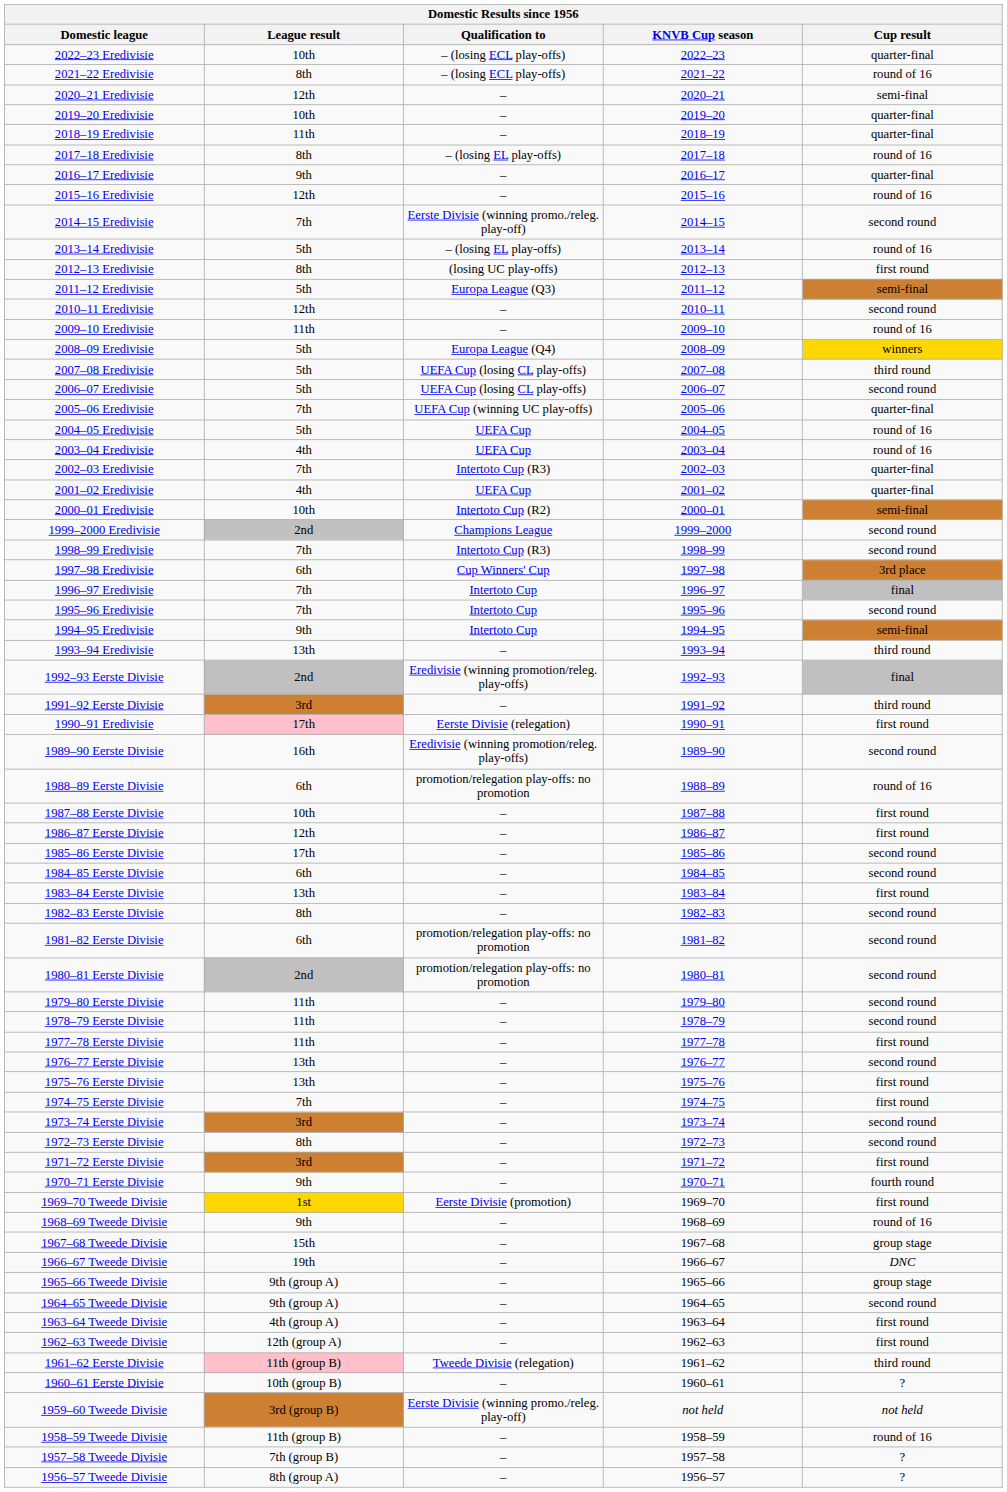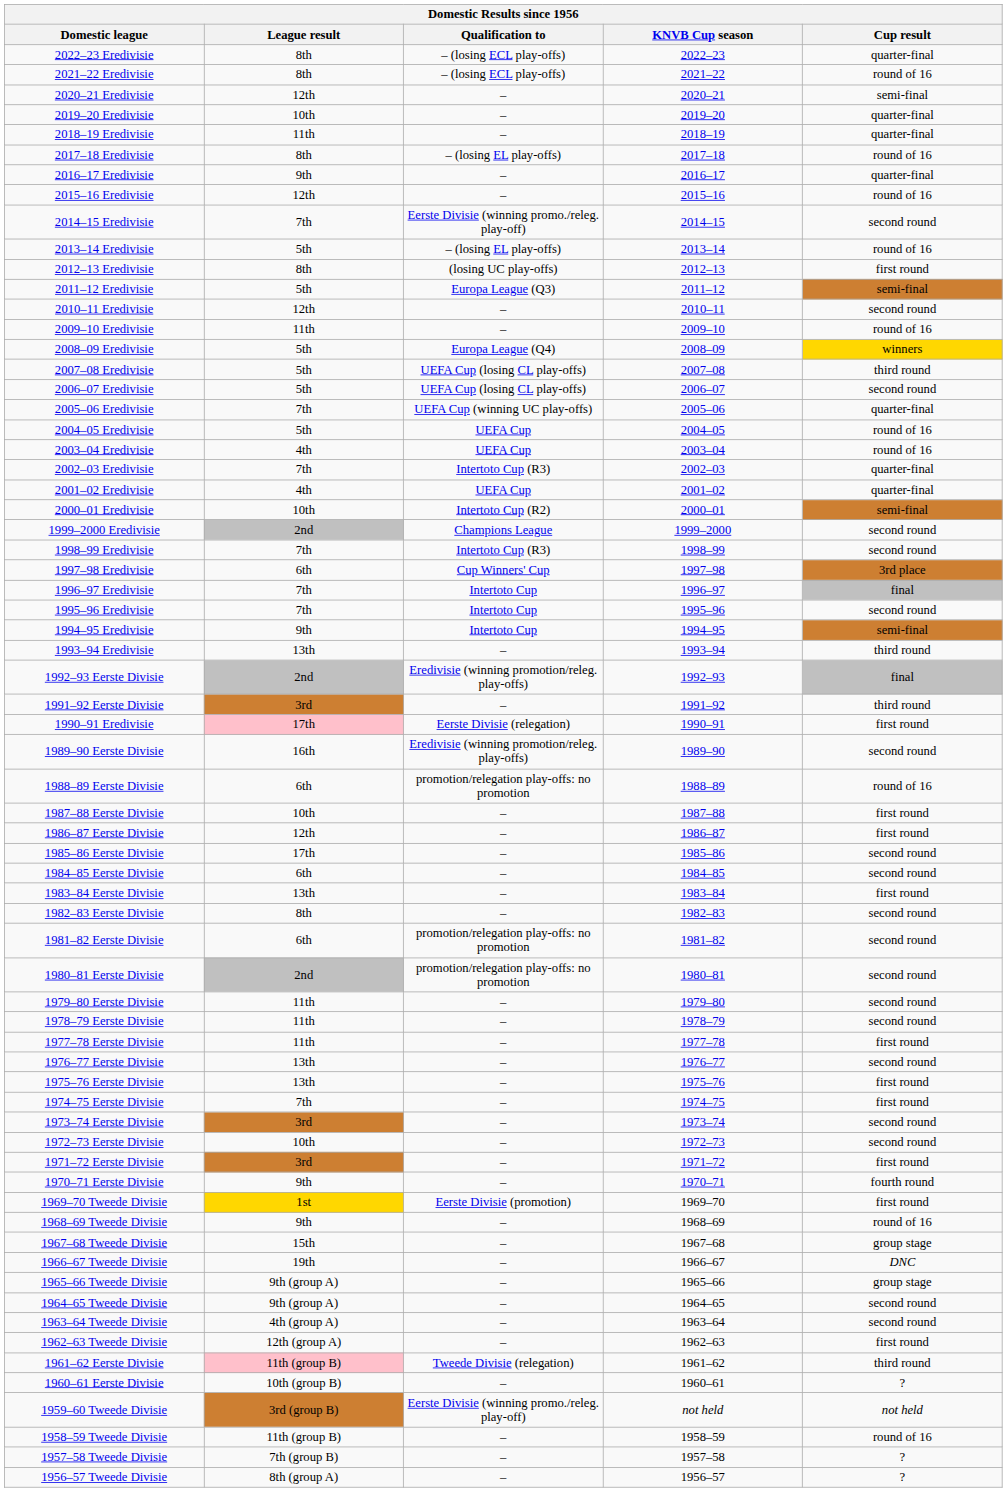(304, 54) 10th -> (304, 54) 8th
(304, 1142) 8th -> (304, 1142) 10th
(902, 1322) first round -> (902, 1322) second round
